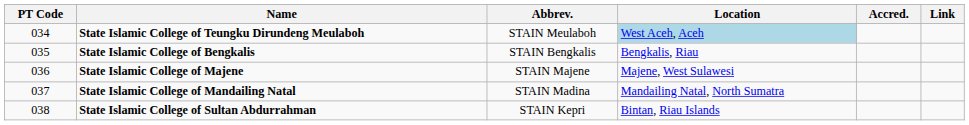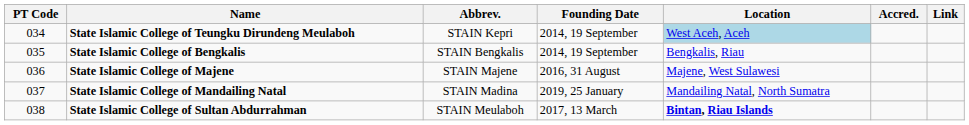+ column: (600, 14)
(552, 33) STAIN Meulaboh -> (480, 33) STAIN Kepri
(552, 110) STAIN Kepri -> (480, 110) STAIN Meulaboh
(670, 110) normal -> (720, 110) bold
